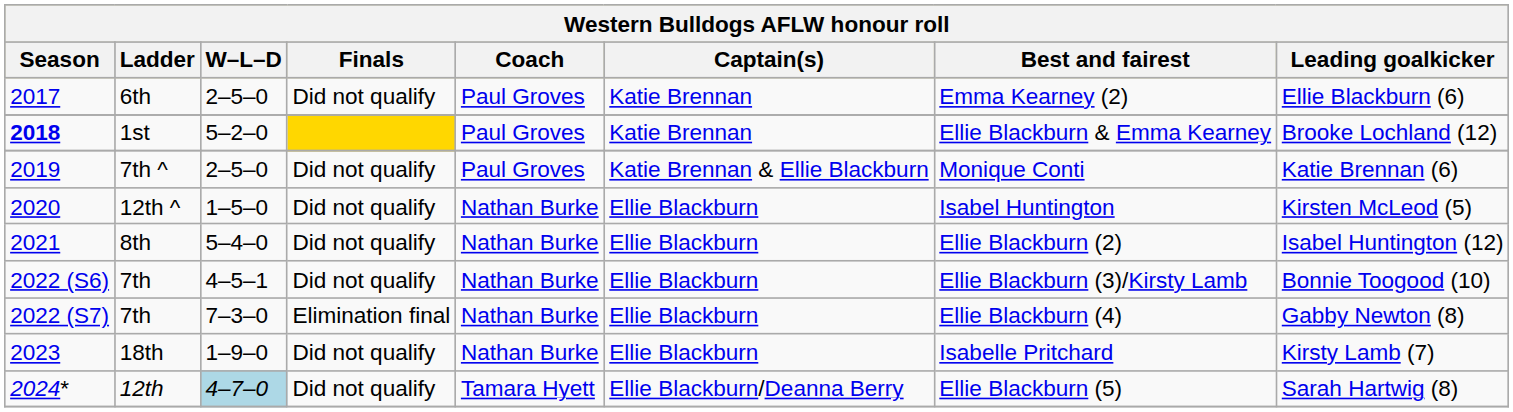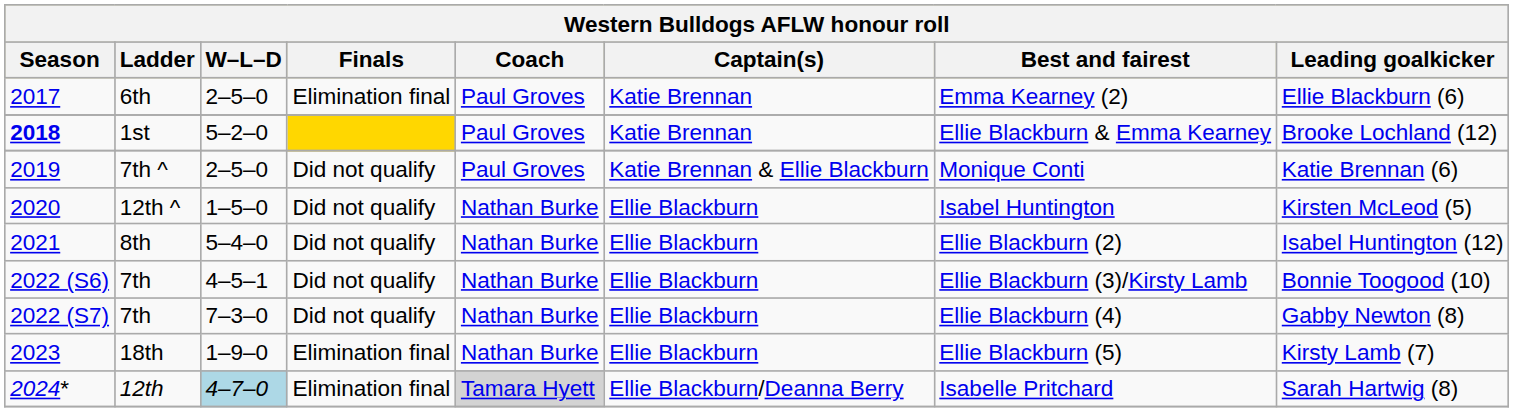(364, 96) Did not qualify -> (371, 96) Elimination final
(371, 315) Elimination final -> (364, 315) Did not qualify
(364, 352) Did not qualify -> (371, 352) Elimination final
(1026, 352) Isabelle Pritchard -> (1031, 352) Ellie Blackburn (5)
(364, 389) Did not qualify -> (371, 389) Elimination final
(528, 389) no background -> (528, 389) lightgrey background
(1031, 389) Ellie Blackburn (5) -> (1026, 389) Isabelle Pritchard
